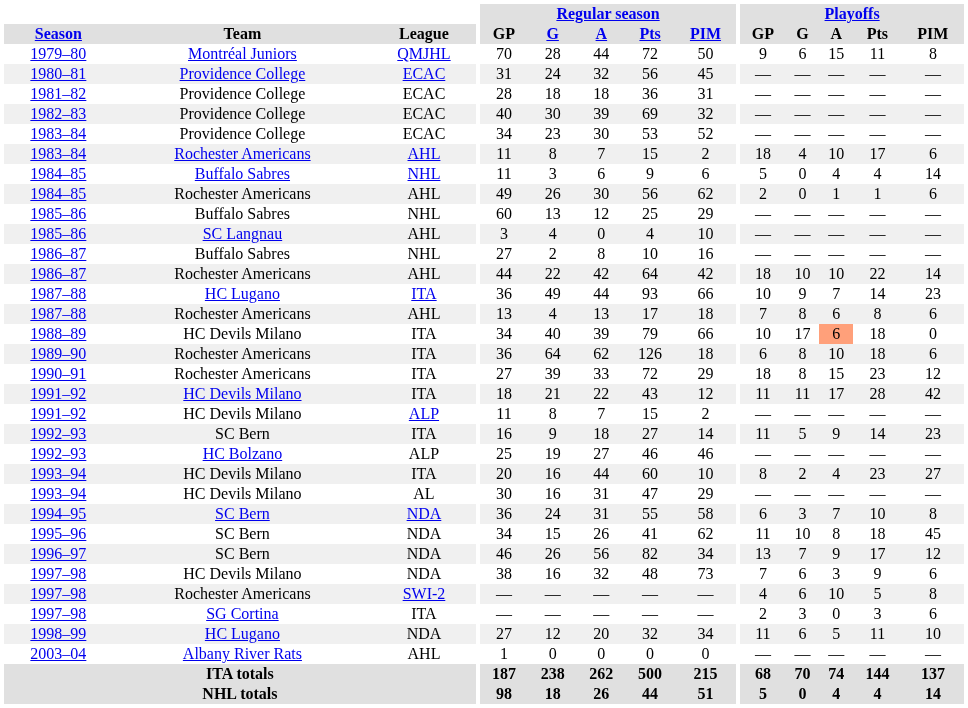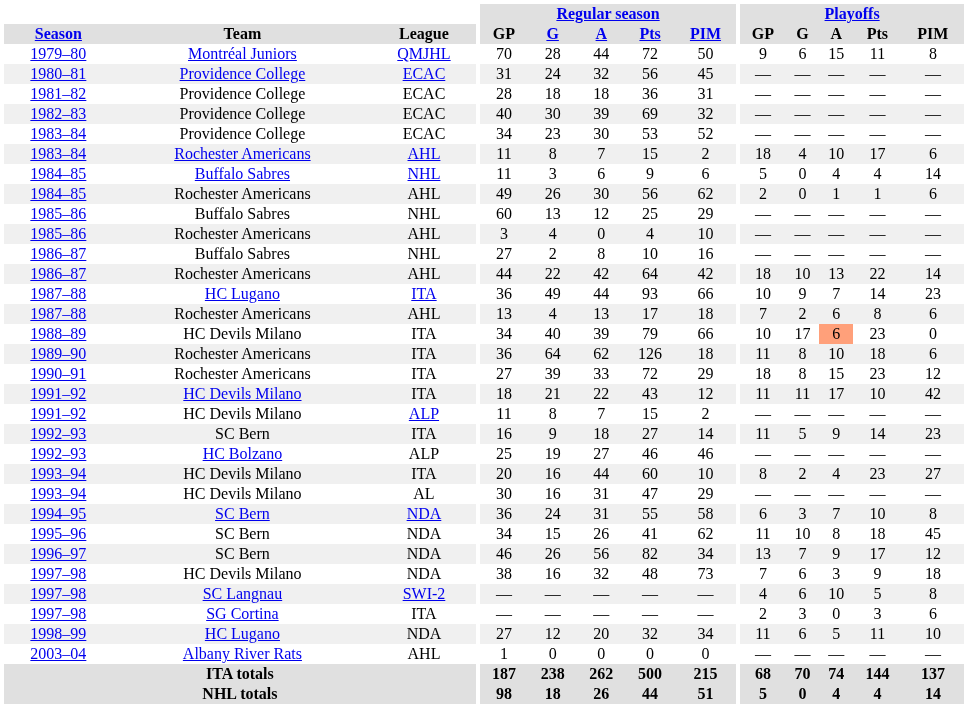(242, 234) SC Langnau -> (242, 234) Rochester Americans
(836, 274) 10 -> (836, 274) 13
(802, 314) 8 -> (802, 314) 2
(877, 334) 18 -> (877, 334) 23
(763, 354) 6 -> (763, 354) 11
(877, 394) 28 -> (877, 394) 10
(933, 574) 6 -> (933, 574) 18
(242, 594) Rochester Americans -> (242, 594) SC Langnau
